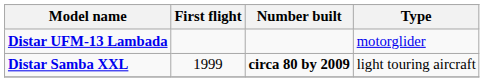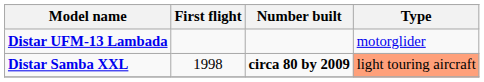(208, 65) 1999 -> (208, 65) 1998
(416, 65) no background -> (416, 65) lightsalmon background
